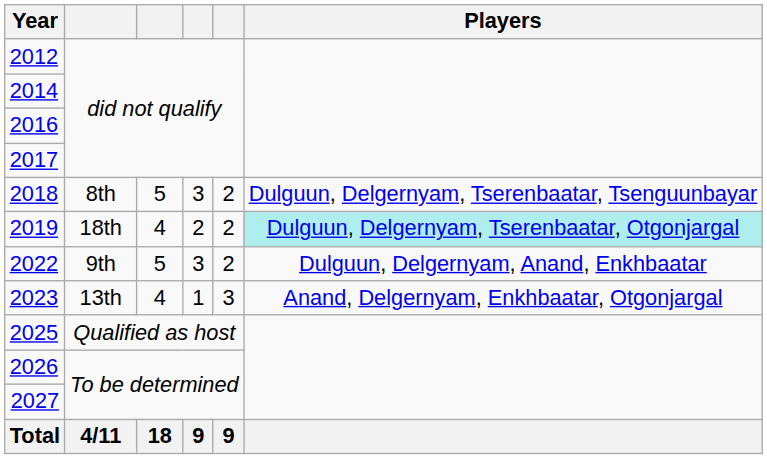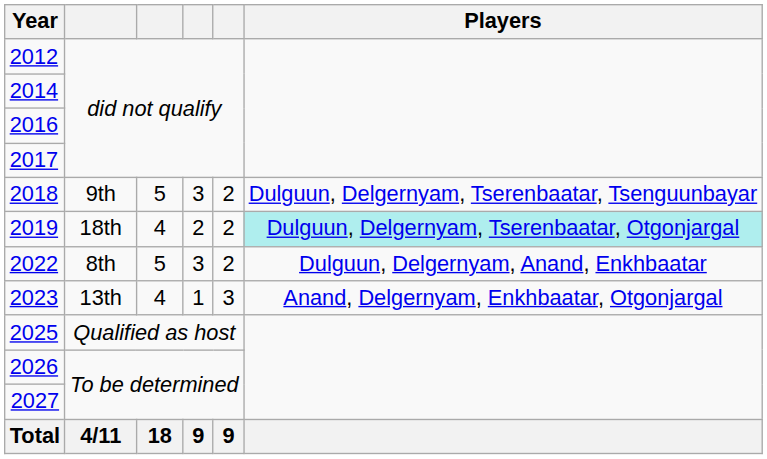(101, 194) 8th -> (101, 194) 9th
(101, 263) 9th -> (101, 263) 8th
